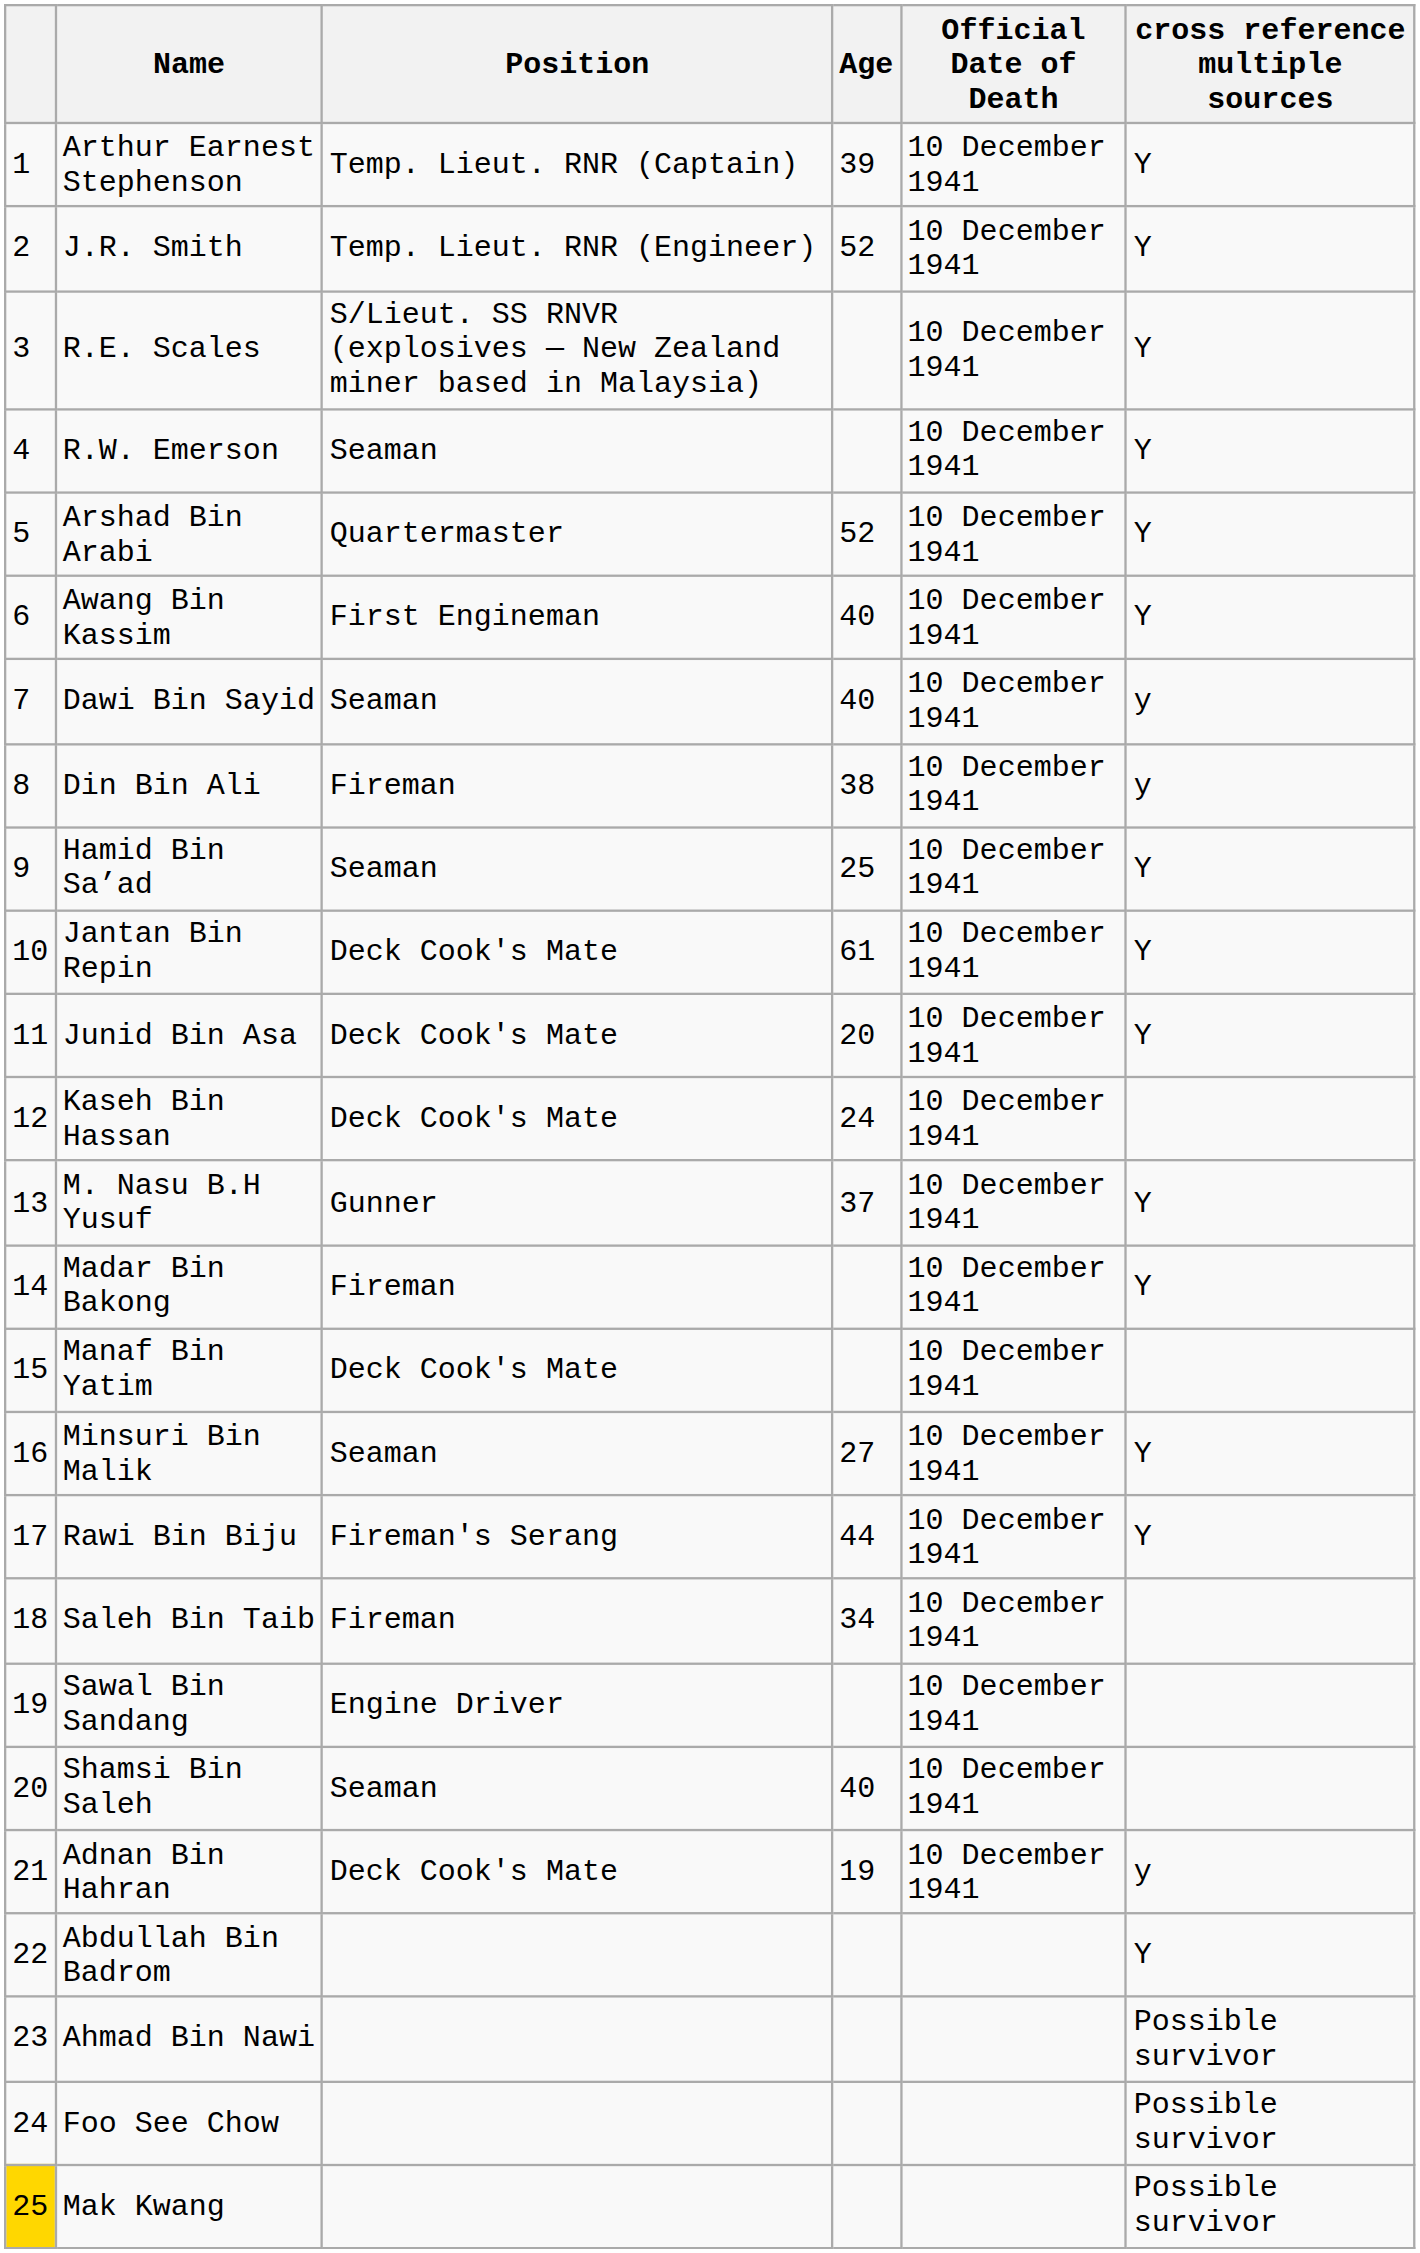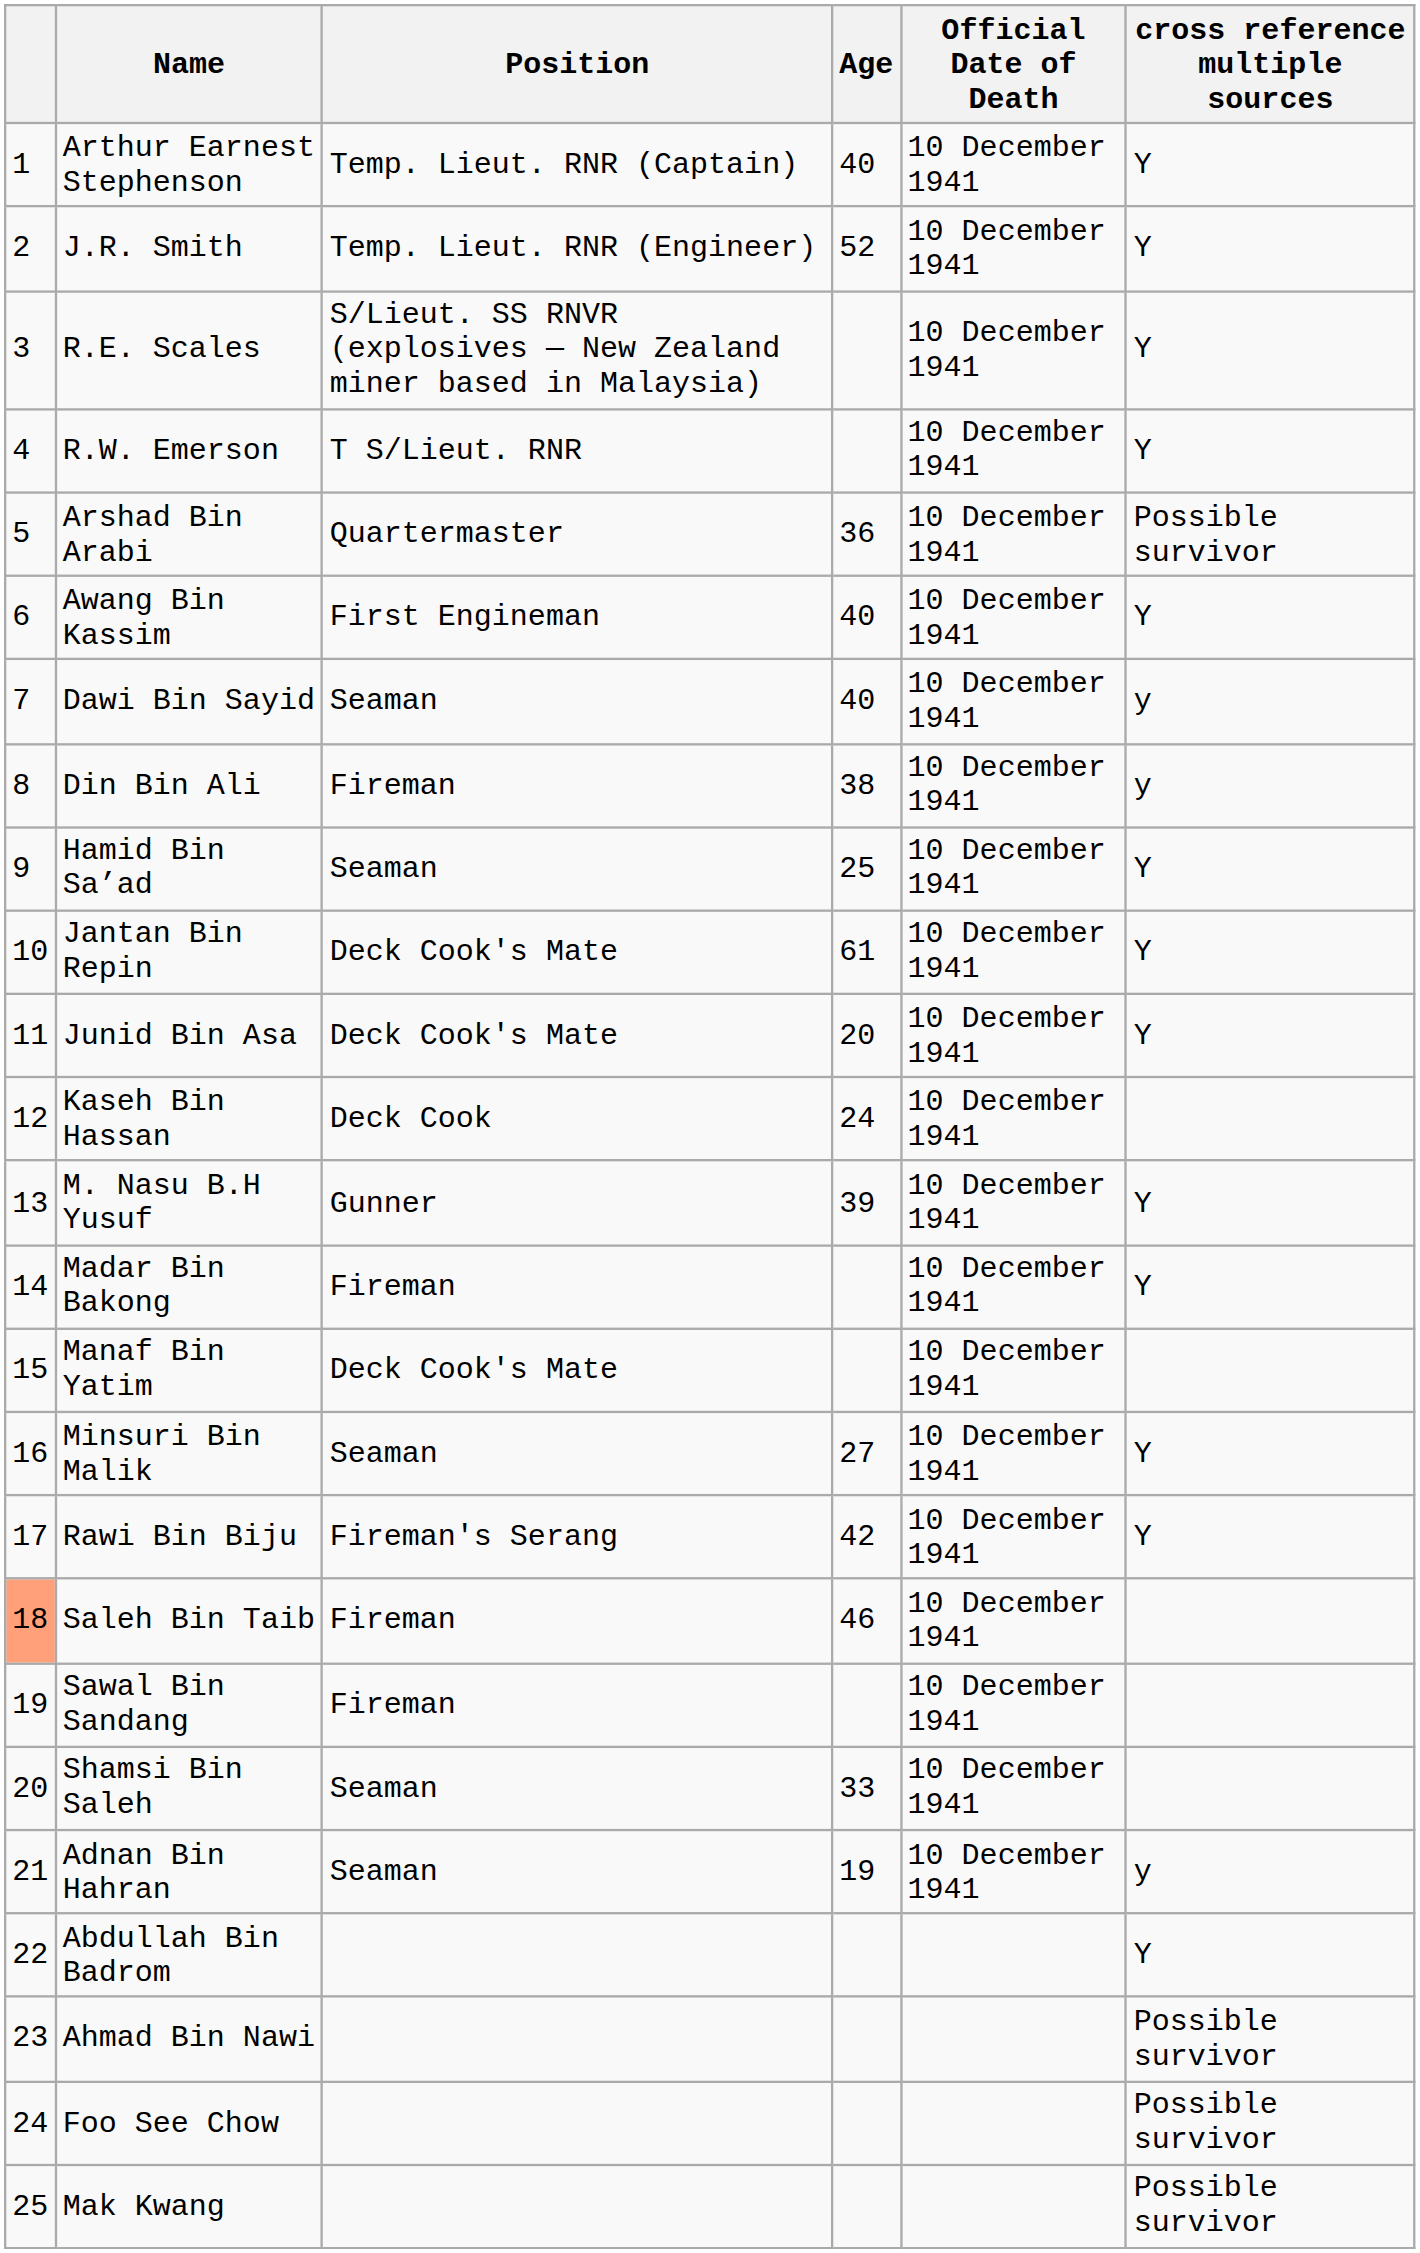(857, 165) 39 -> (857, 165) 40
(384, 451) Seaman -> (456, 451) T S/Lieut. RNR
(857, 534) 52 -> (857, 534) 36
(1143, 534) Y -> (1206, 534) Possible survivor
(474, 1119) Deck Cook's Mate -> (411, 1119) Deck Cook
(857, 1203) 37 -> (857, 1203) 39
(857, 1537) 44 -> (857, 1537) 42
(30, 1621) no background -> (30, 1621) lightsalmon background
(857, 1621) 34 -> (857, 1621) 46
(447, 1705) Engine Driver -> (393, 1705) Fireman
(857, 1788) 40 -> (857, 1788) 33
(474, 1872) Deck Cook's Mate -> (384, 1872) Seaman
(30, 2206) gold background -> (30, 2206) no background
